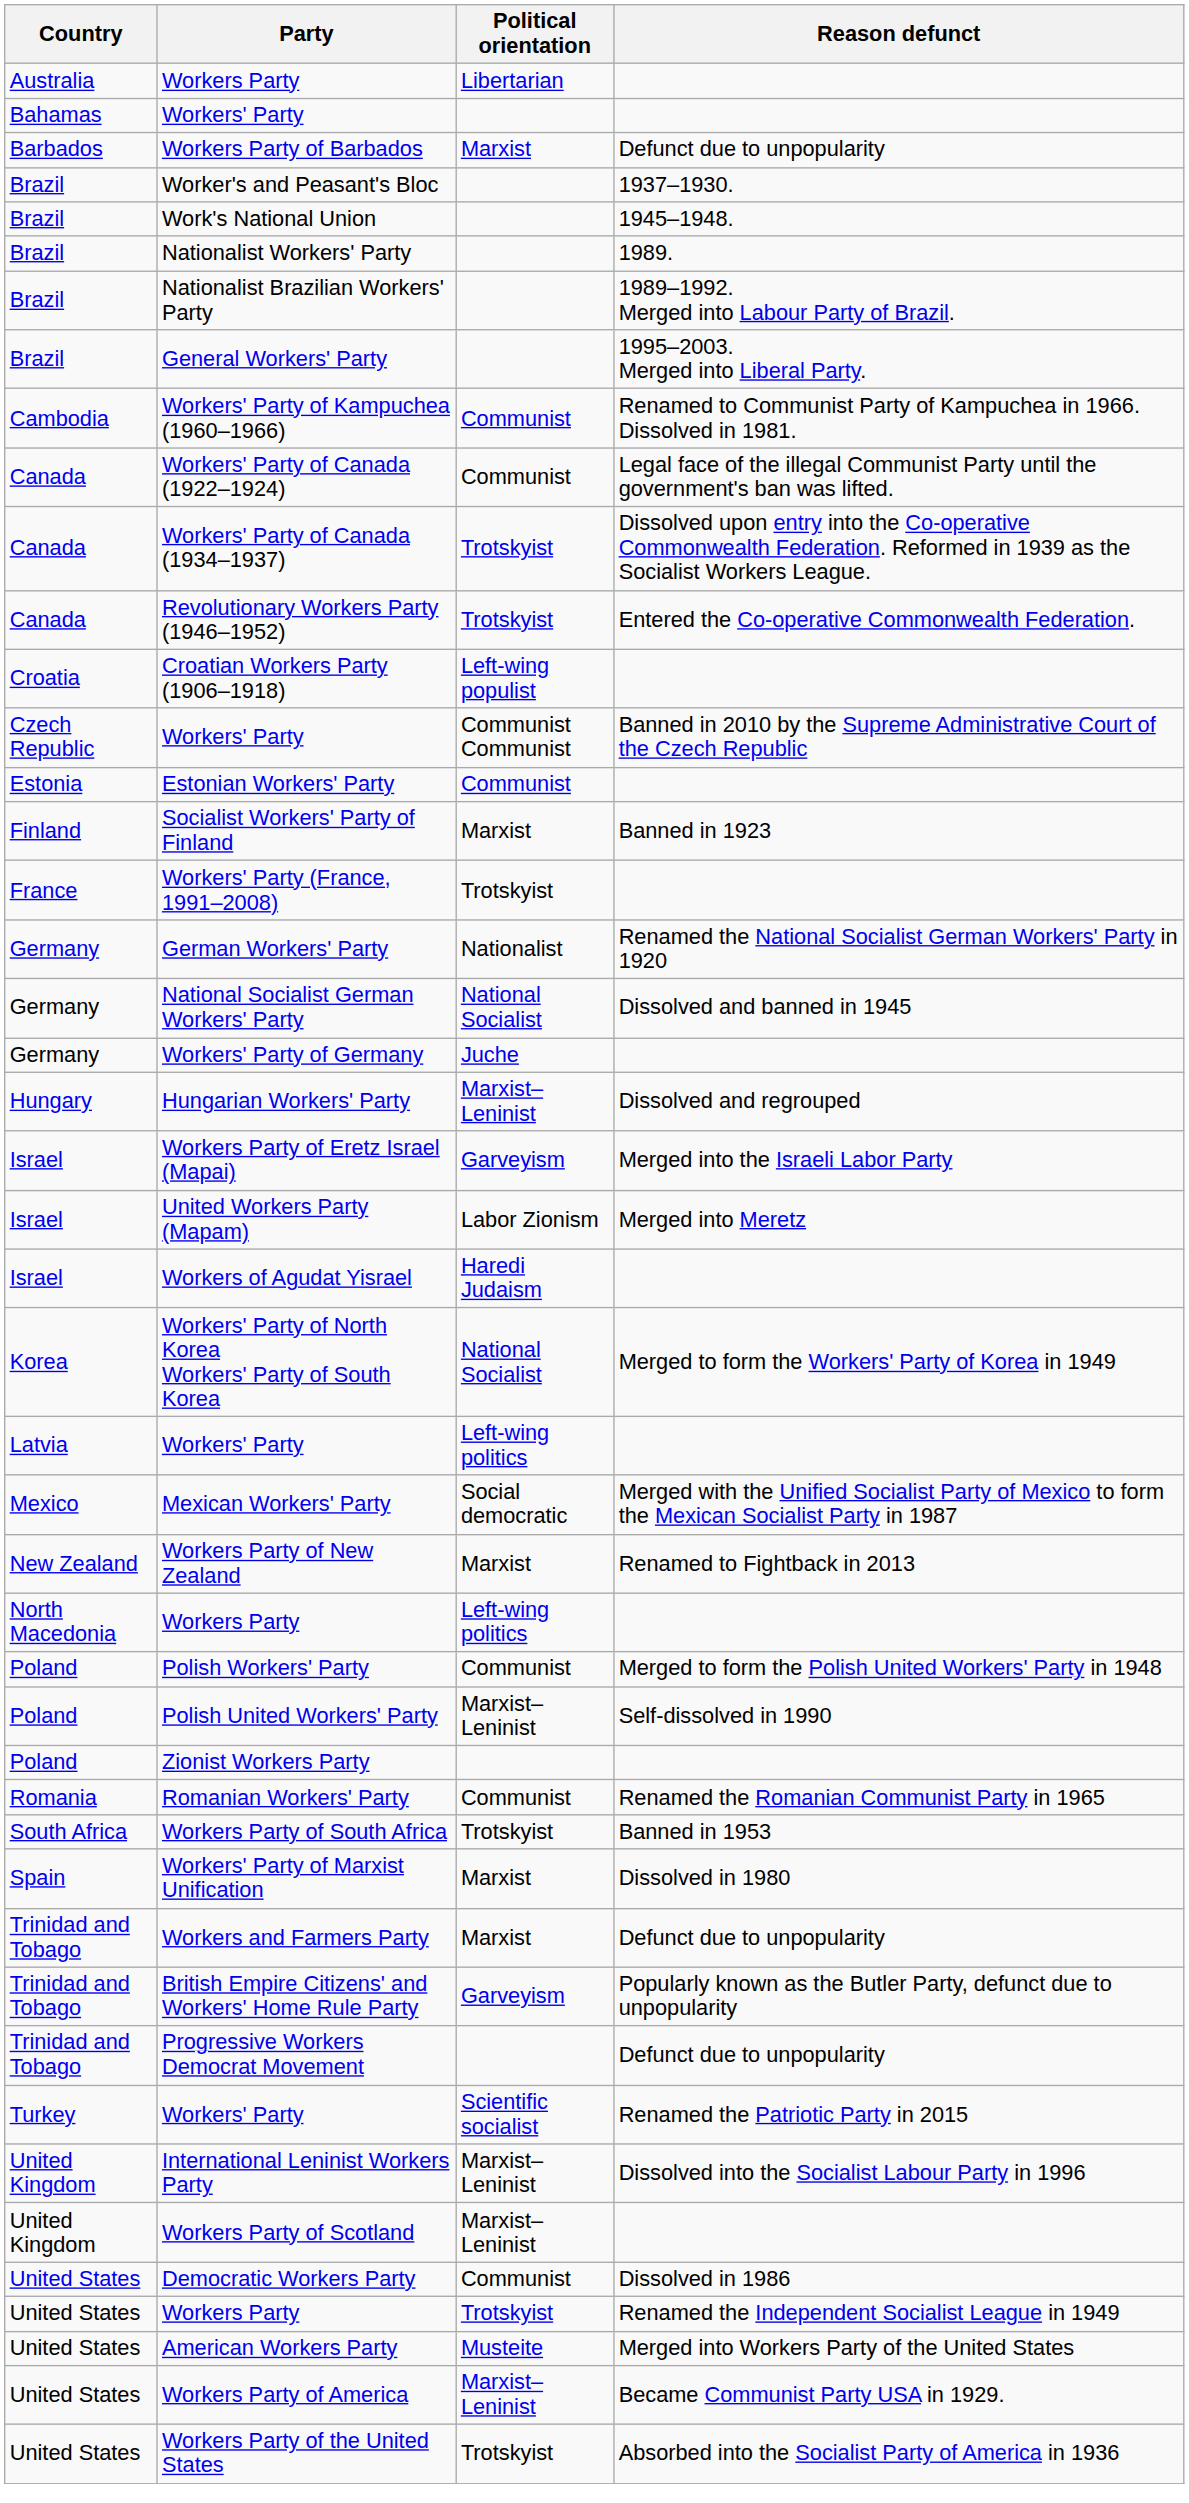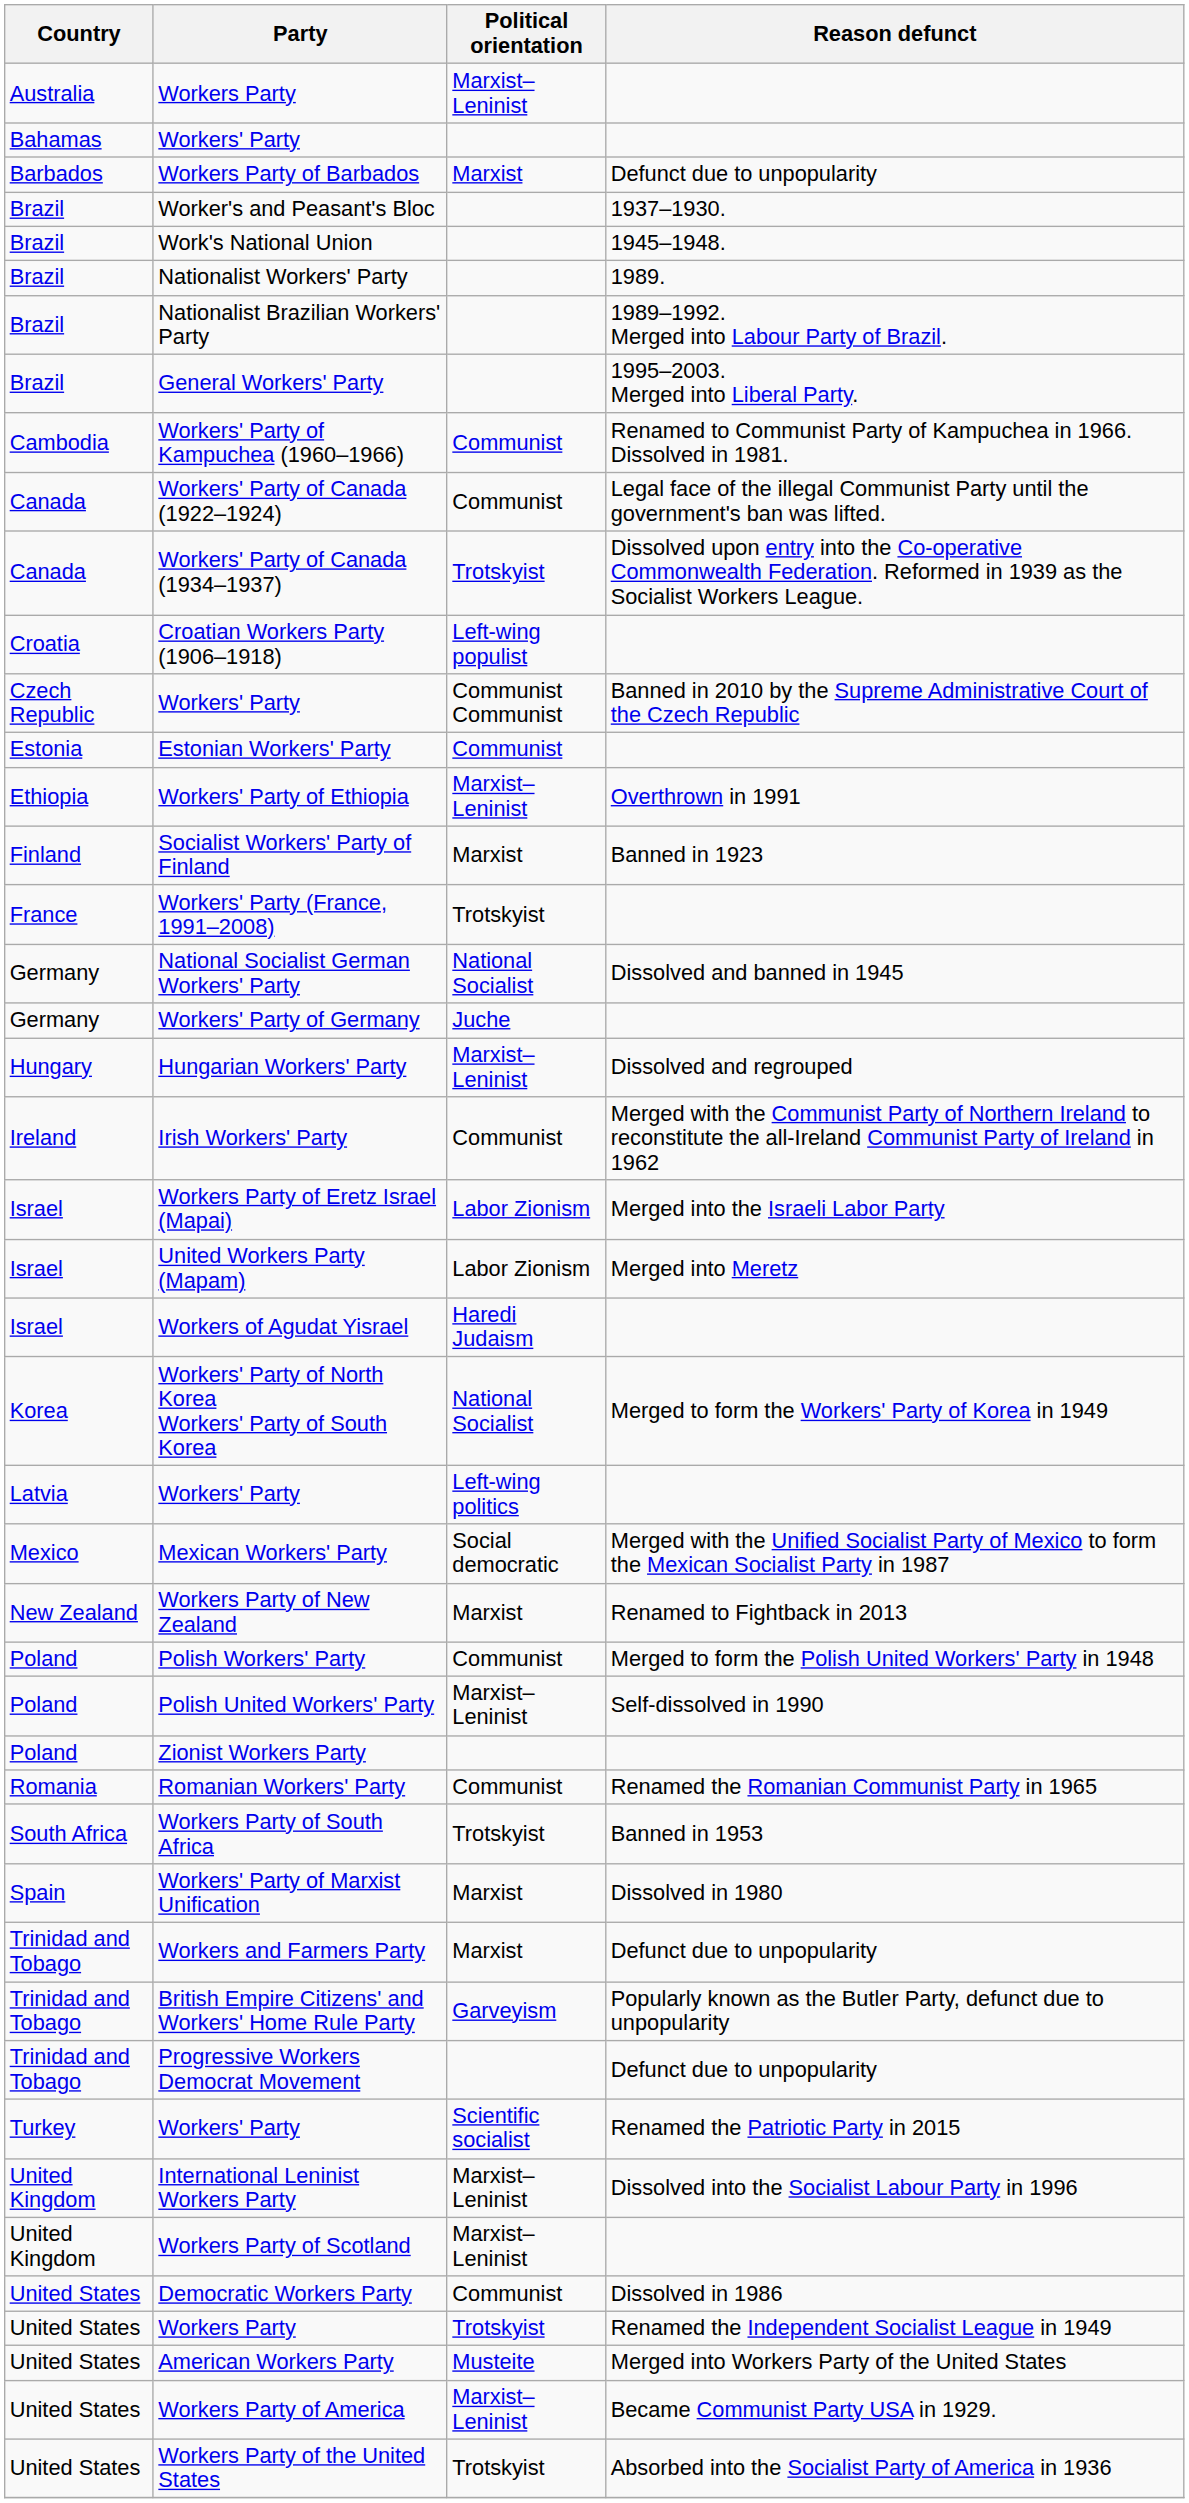(512, 80) Libertarian -> (493, 92) Marxist–Leninist
- row: (48, 619)
+ row: (49, 796)
- row: (54, 948)
+ row: (43, 1138)
(513, 1160) Garveyism -> (521, 1209) Labor Zionism
- row: (63, 1622)
